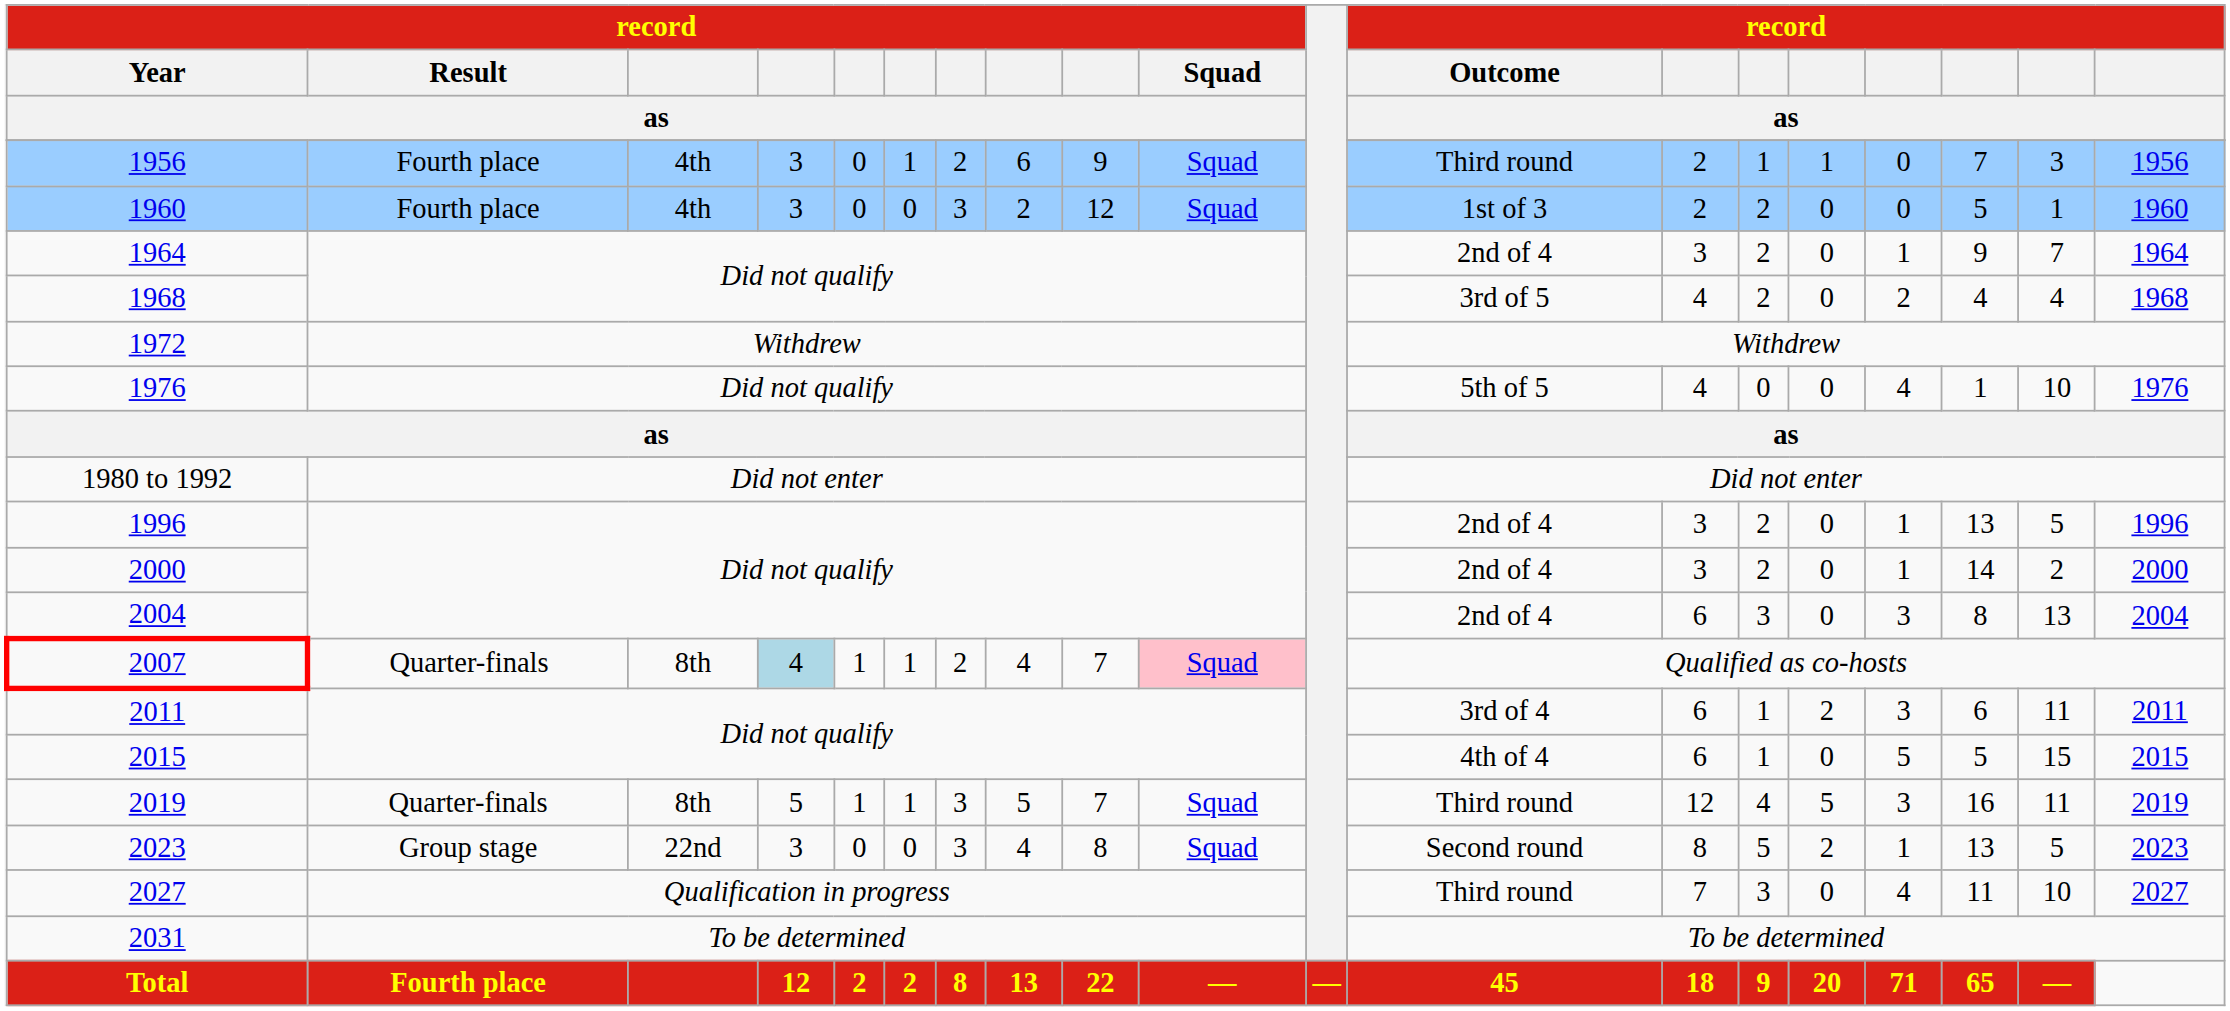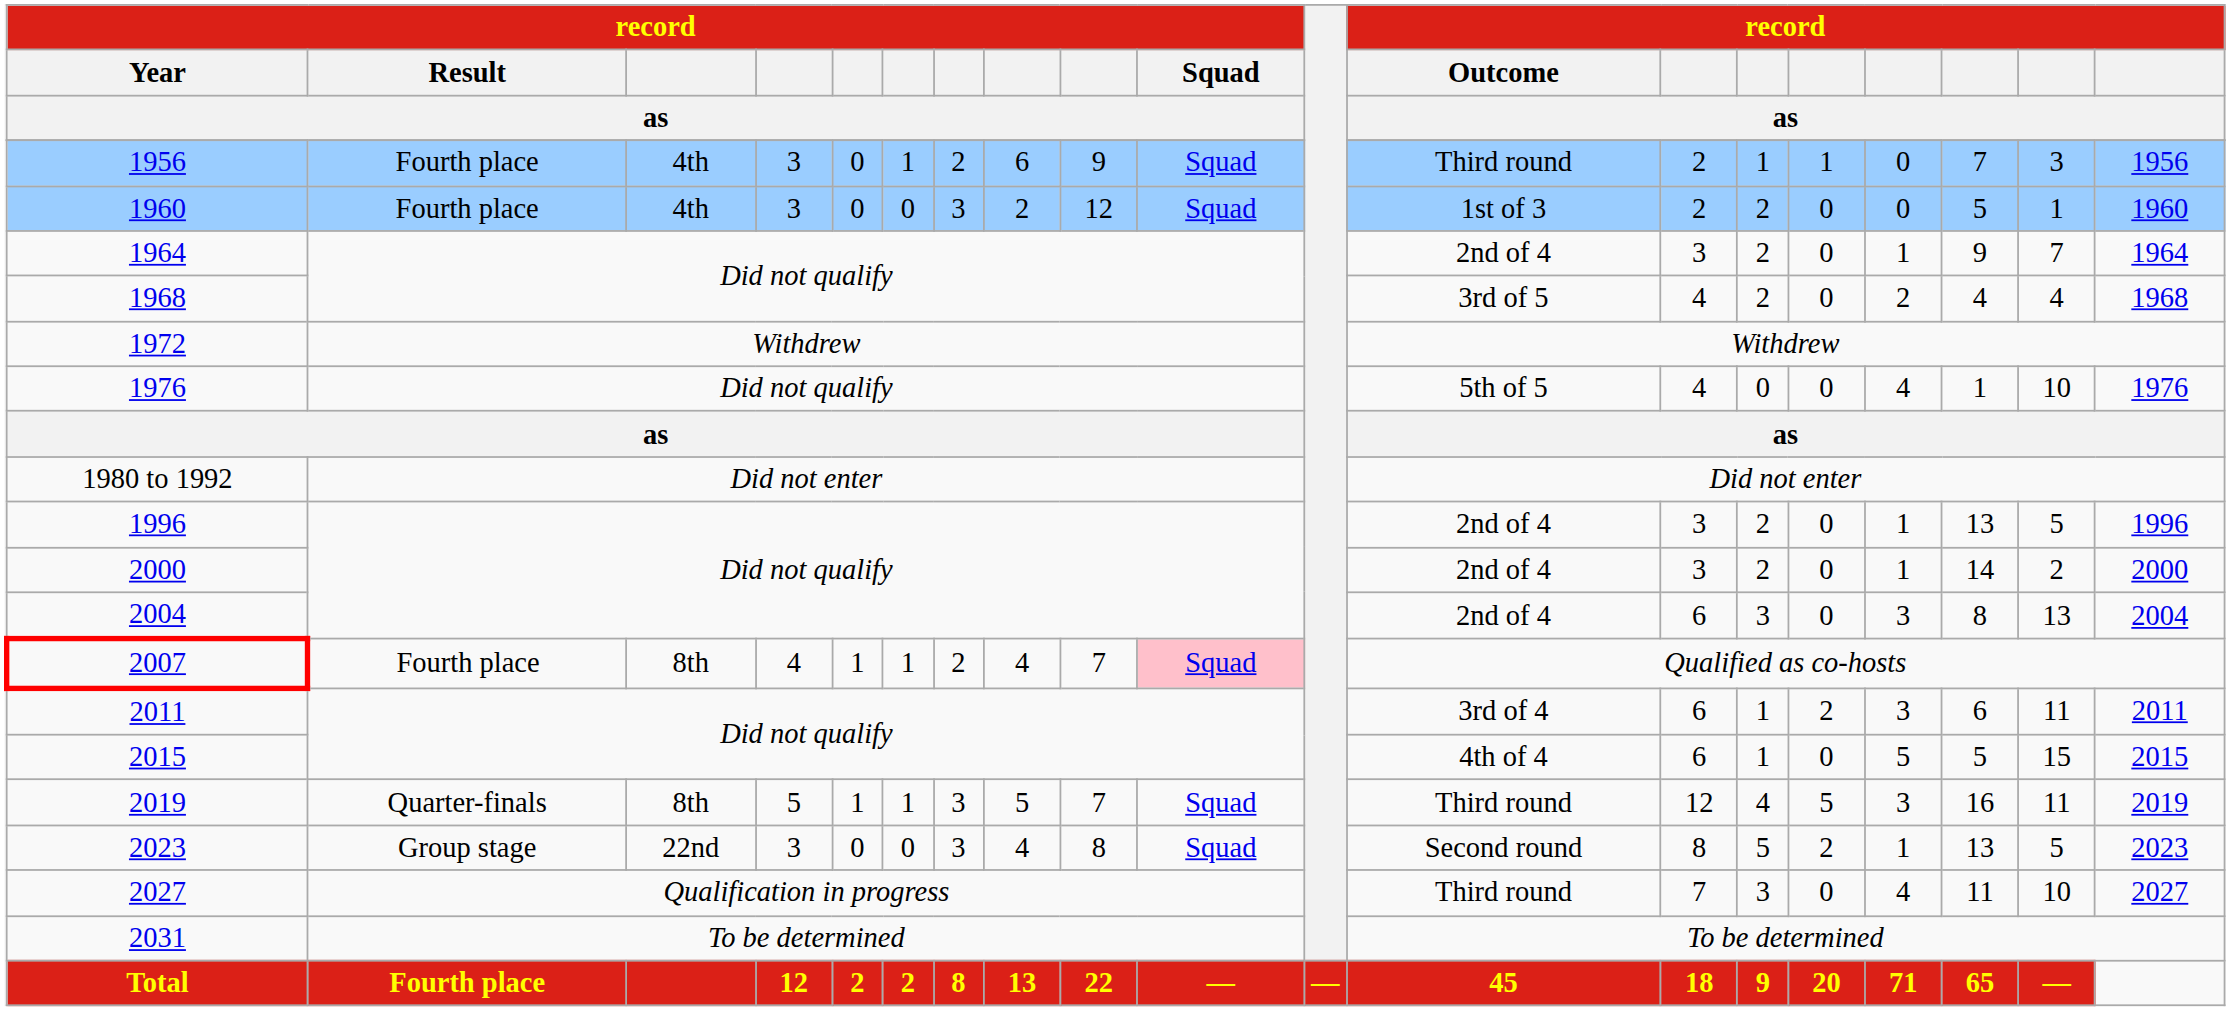(469, 662) Quarter-finals -> (468, 662) Fourth place
(796, 662) lightblue background -> (794, 662) no background
